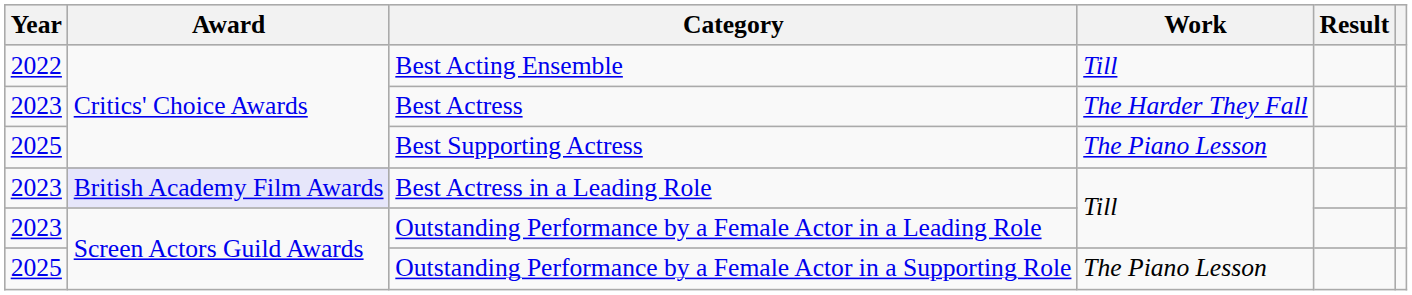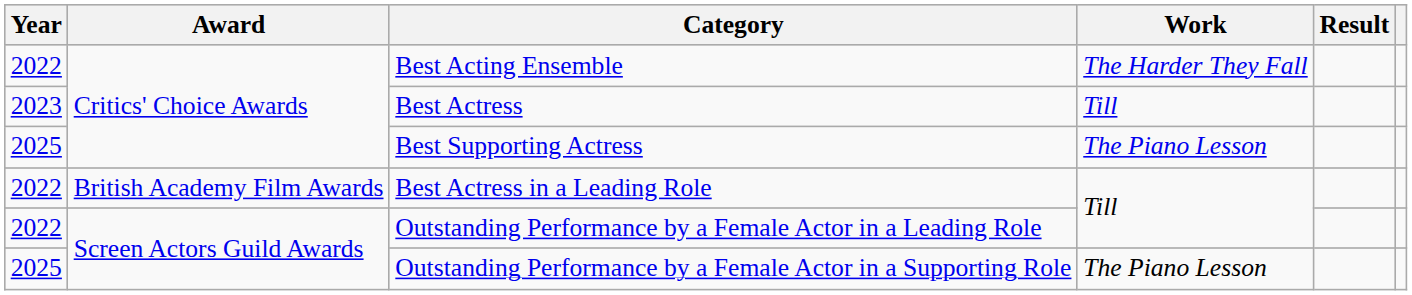(1100, 65) Till -> (1195, 65) The Harder They Fall
(1195, 106) The Harder They Fall -> (1100, 106) Till
(36, 187) 2023 -> (36, 187) 2022
(229, 187) lavender background -> (229, 187) no background
(36, 227) 2023 -> (36, 227) 2022
